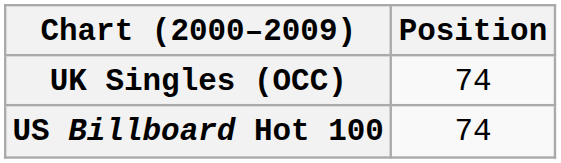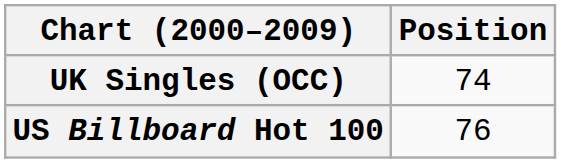(473, 131) 74 -> (473, 131) 76
